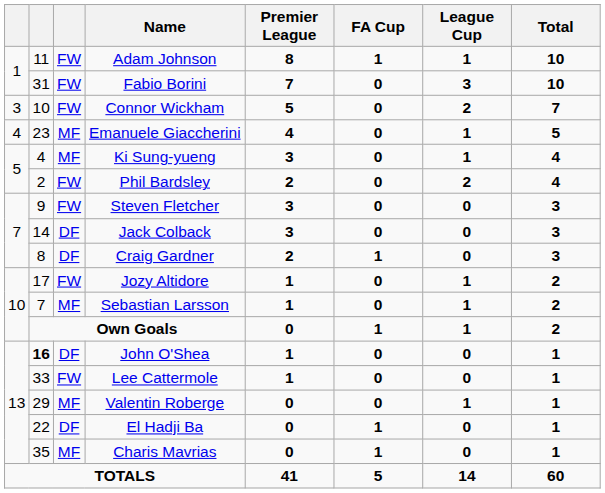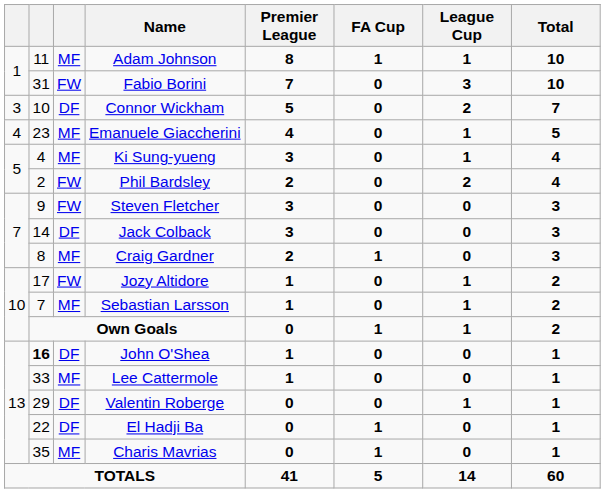(69, 59) FW -> (69, 59) MF
(69, 108) FW -> (69, 108) DF
(69, 255) DF -> (69, 255) MF
(69, 378) FW -> (69, 378) MF
(69, 402) MF -> (69, 402) DF
